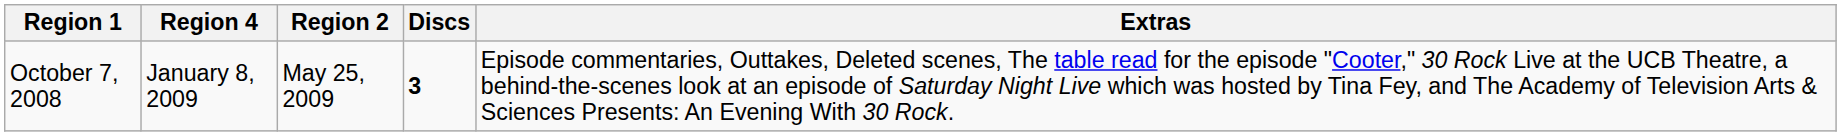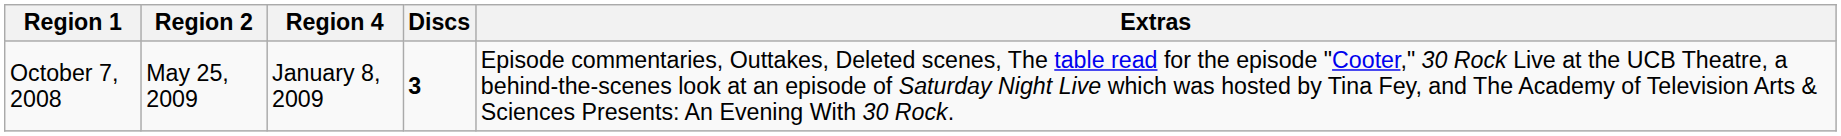columns swapped: (340, 22) <-> (209, 22)
